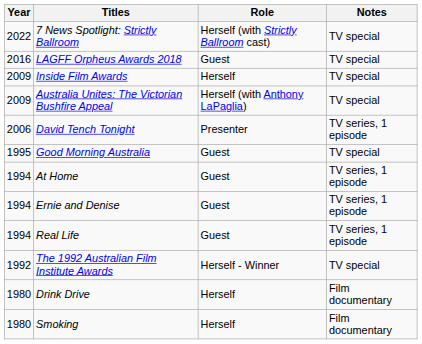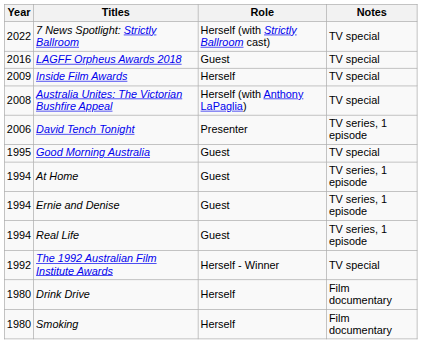(19, 100) 2009 -> (19, 100) 2008
